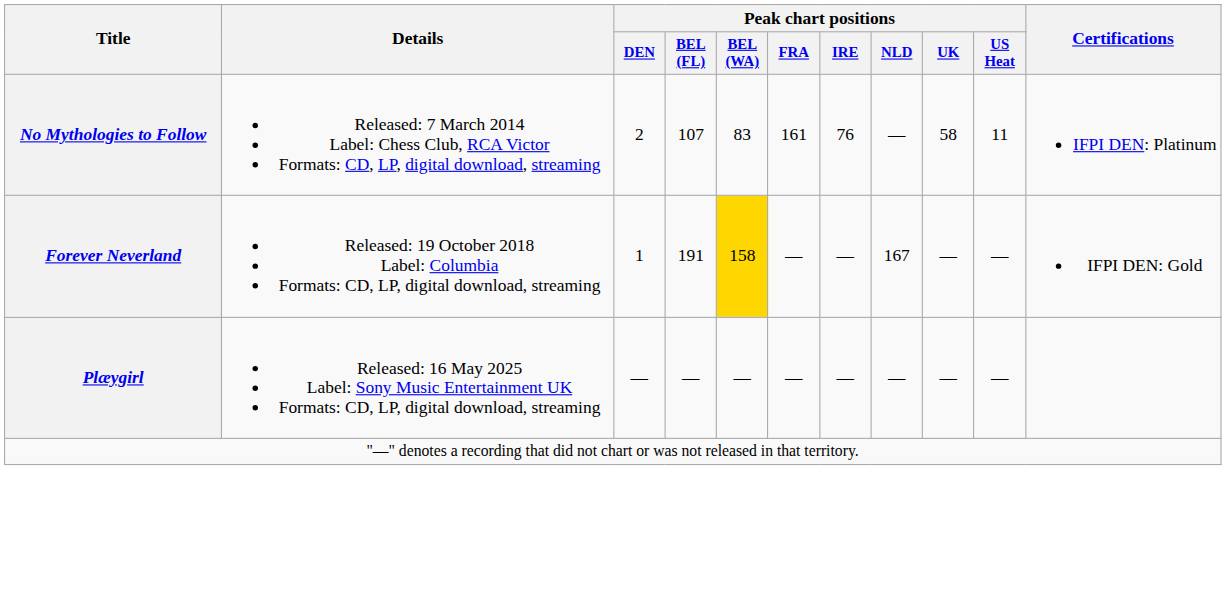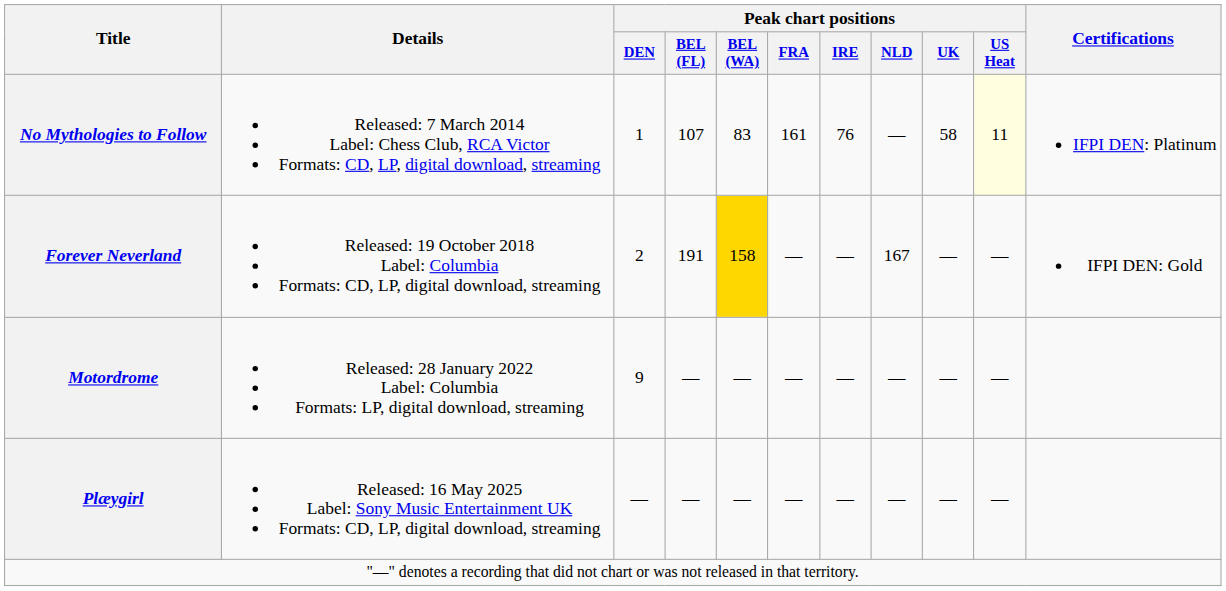(639, 134) 2 -> (639, 134) 1
(1000, 134) no background -> (1000, 134) lightyellow background
(639, 256) 1 -> (639, 256) 2
+ row: (113, 377)
